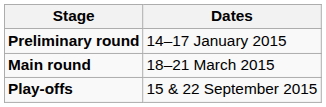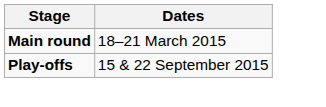- row: (74, 41)
